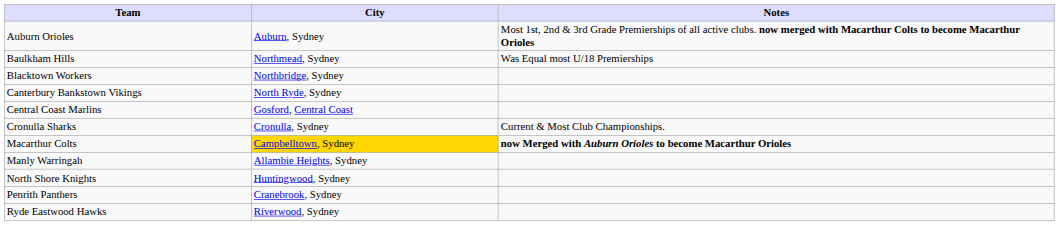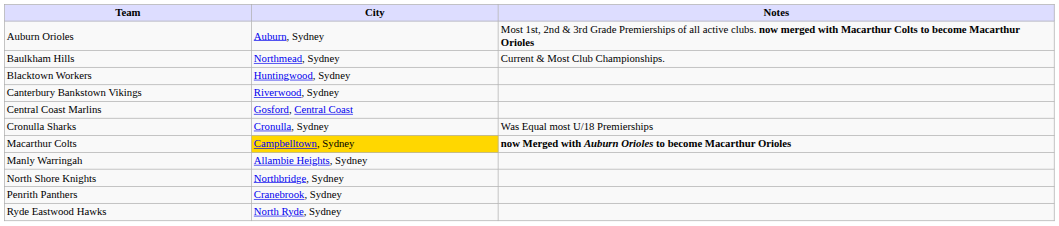(577, 59) Was Equal most U/18 Premierships -> (583, 59) Current & Most Club Championships.
(299, 76) Northbridge, Sydney -> (302, 76) Huntingwood, Sydney
(298, 93) North Ryde, Sydney -> (296, 93) Riverwood, Sydney
(583, 127) Current & Most Club Championships. -> (577, 127) Was Equal most U/18 Premierships
(302, 178) Huntingwood, Sydney -> (299, 178) Northbridge, Sydney
(296, 212) Riverwood, Sydney -> (298, 212) North Ryde, Sydney
